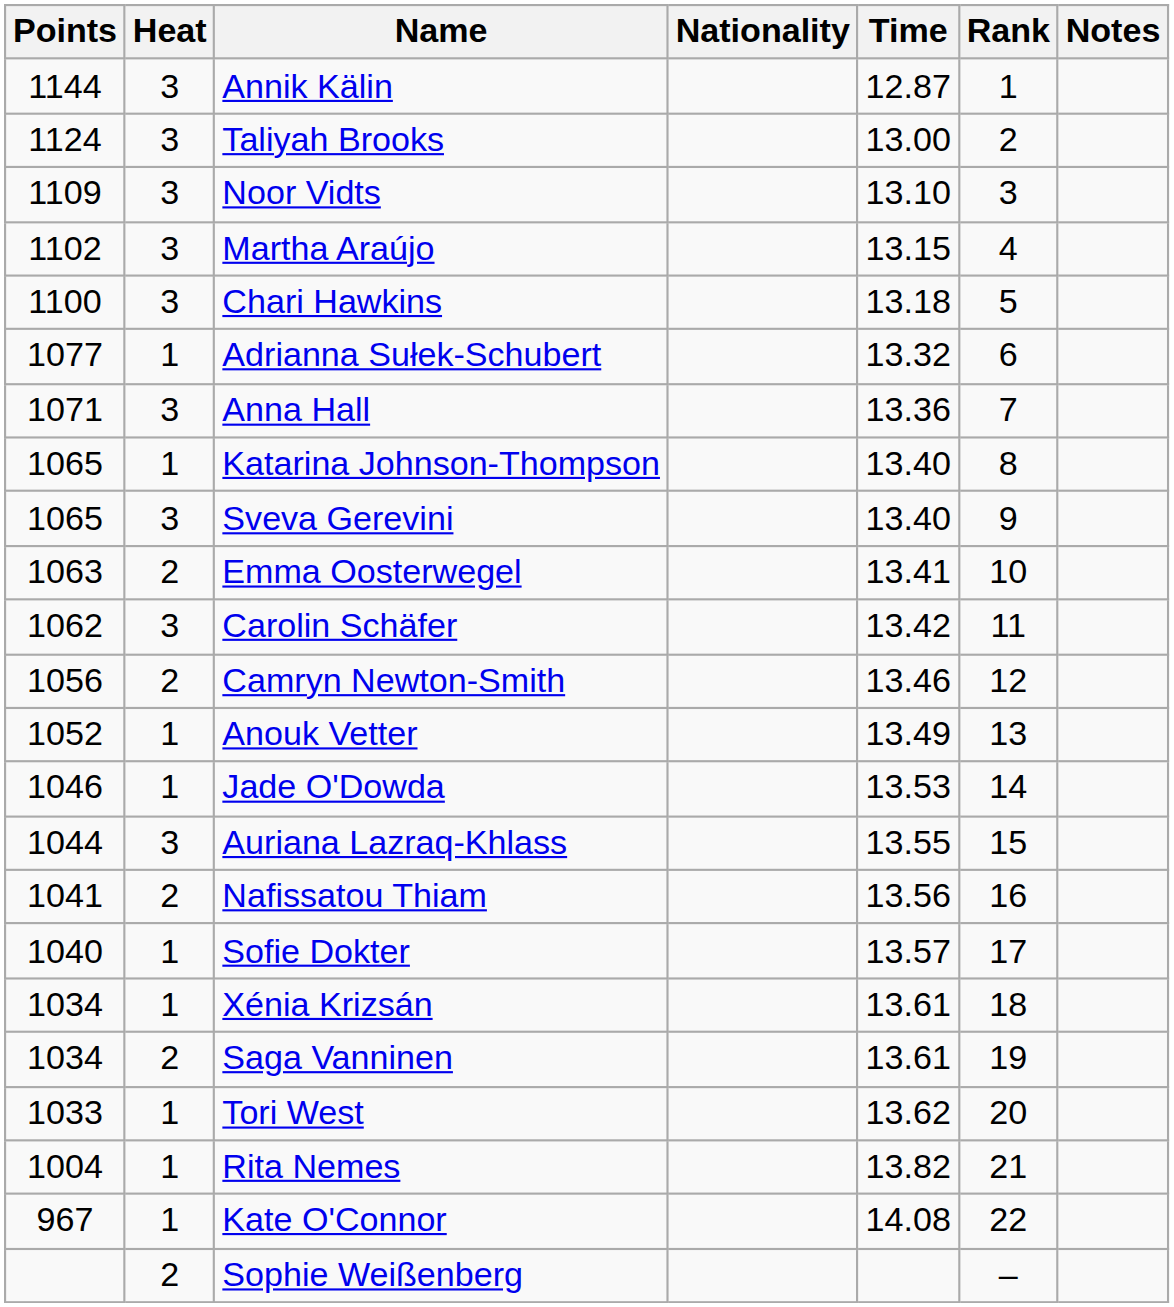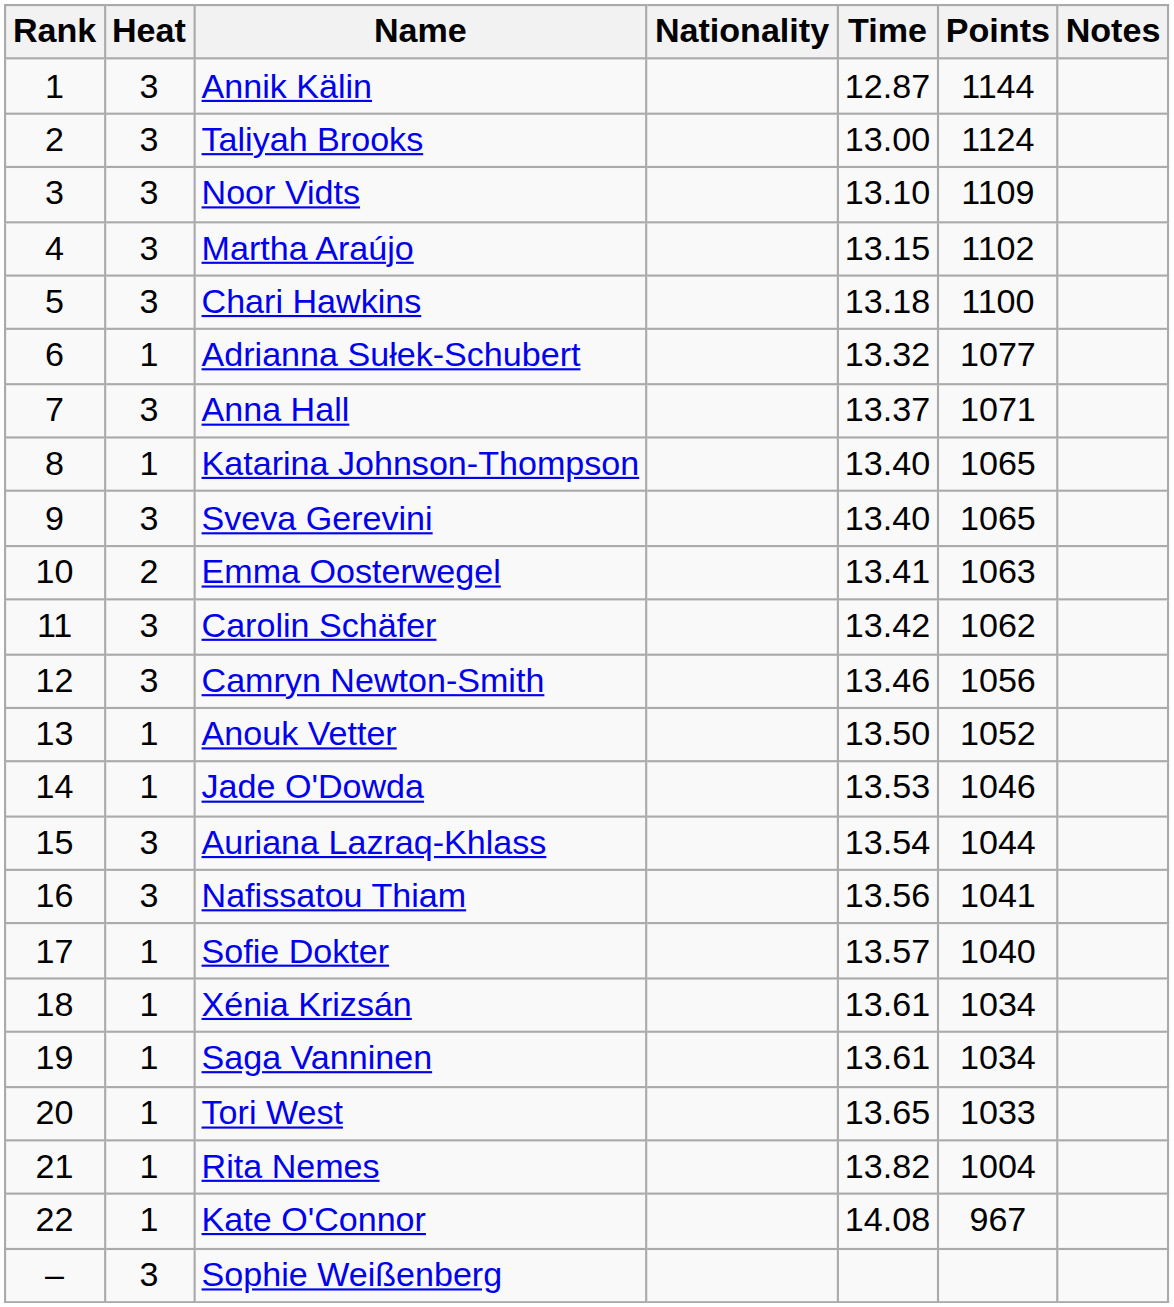columns swapped: (1008, 31) <-> (65, 31)
(908, 409) 13.36 -> (887, 409) 13.37
(170, 680) 2 -> (149, 680) 3
(908, 734) 13.49 -> (887, 734) 13.50
(908, 842) 13.55 -> (887, 842) 13.54
(170, 896) 2 -> (149, 896) 3
(170, 1058) 2 -> (149, 1058) 1
(908, 1112) 13.62 -> (887, 1112) 13.65
(170, 1274) 2 -> (149, 1274) 3
